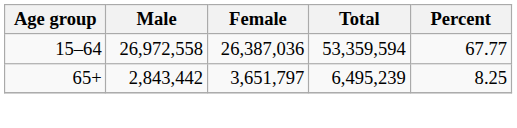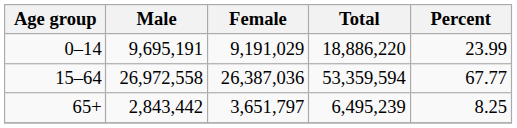+ row: (83, 48)
